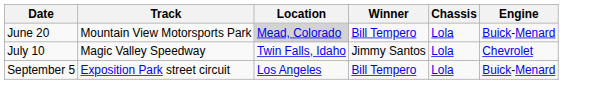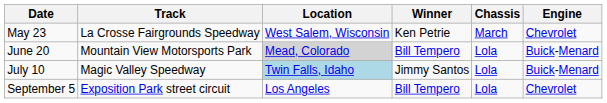+ row: (27, 33)
(301, 51) no background -> (310, 70) lightblue background
(508, 51) Chevrolet -> (562, 70) Buick-Menard
(519, 70) Buick-Menard -> (551, 89) Chevrolet
